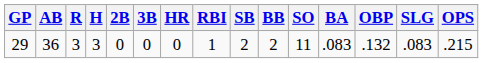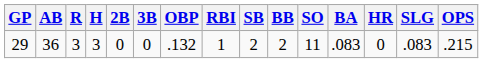columns swapped: (177, 17) <-> (376, 17)
